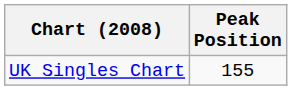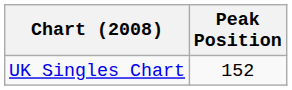(238, 71) 155 -> (238, 71) 152
